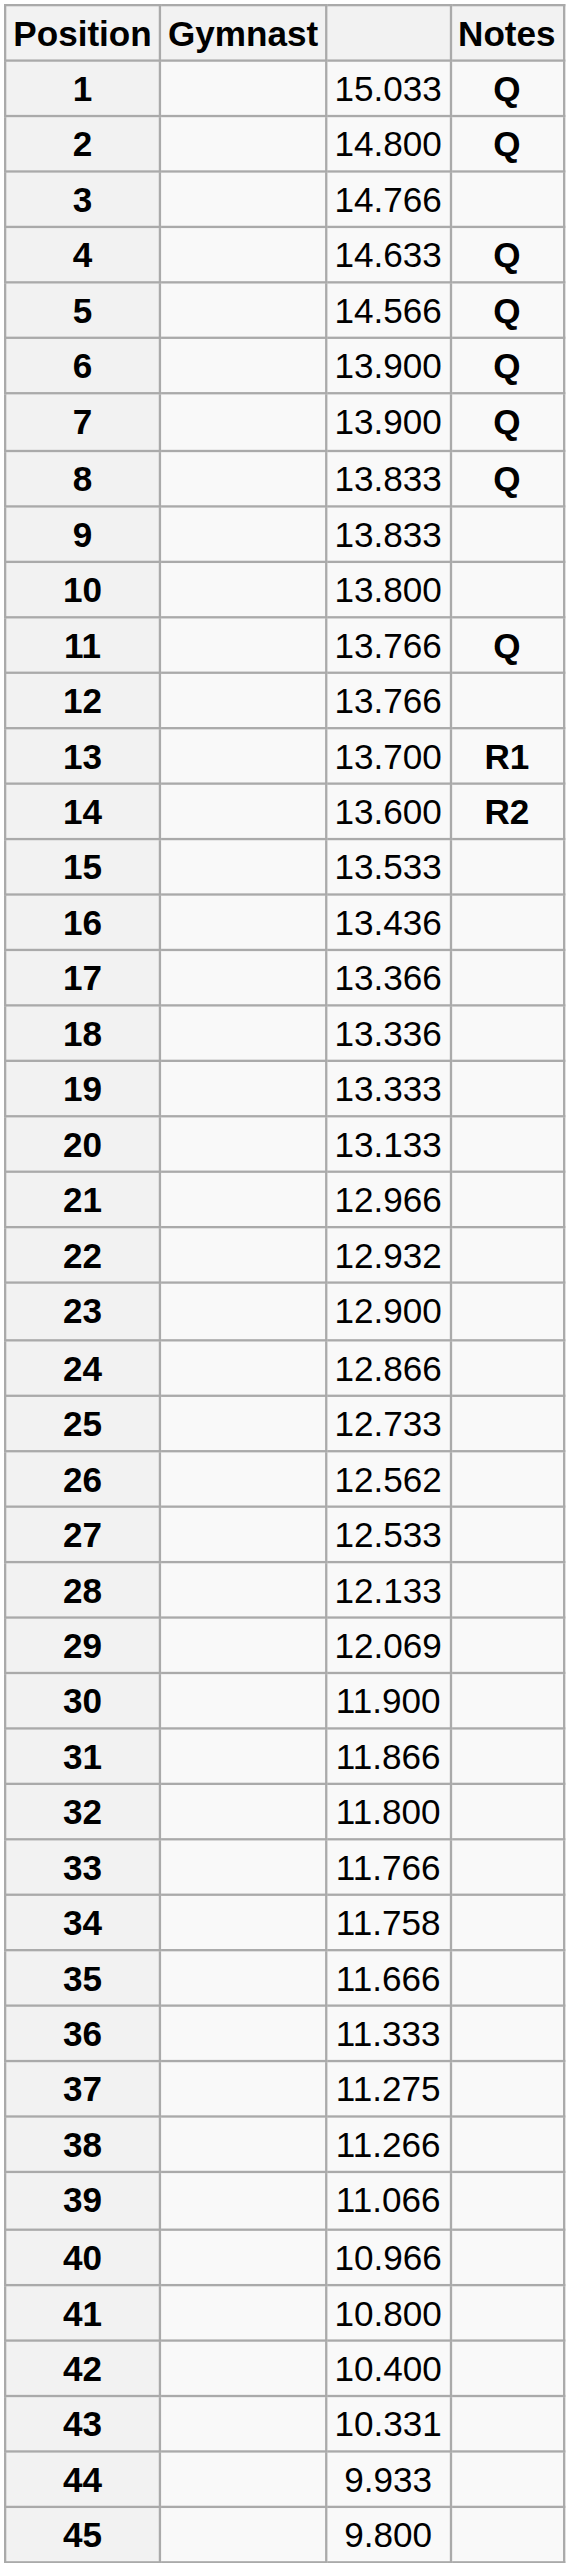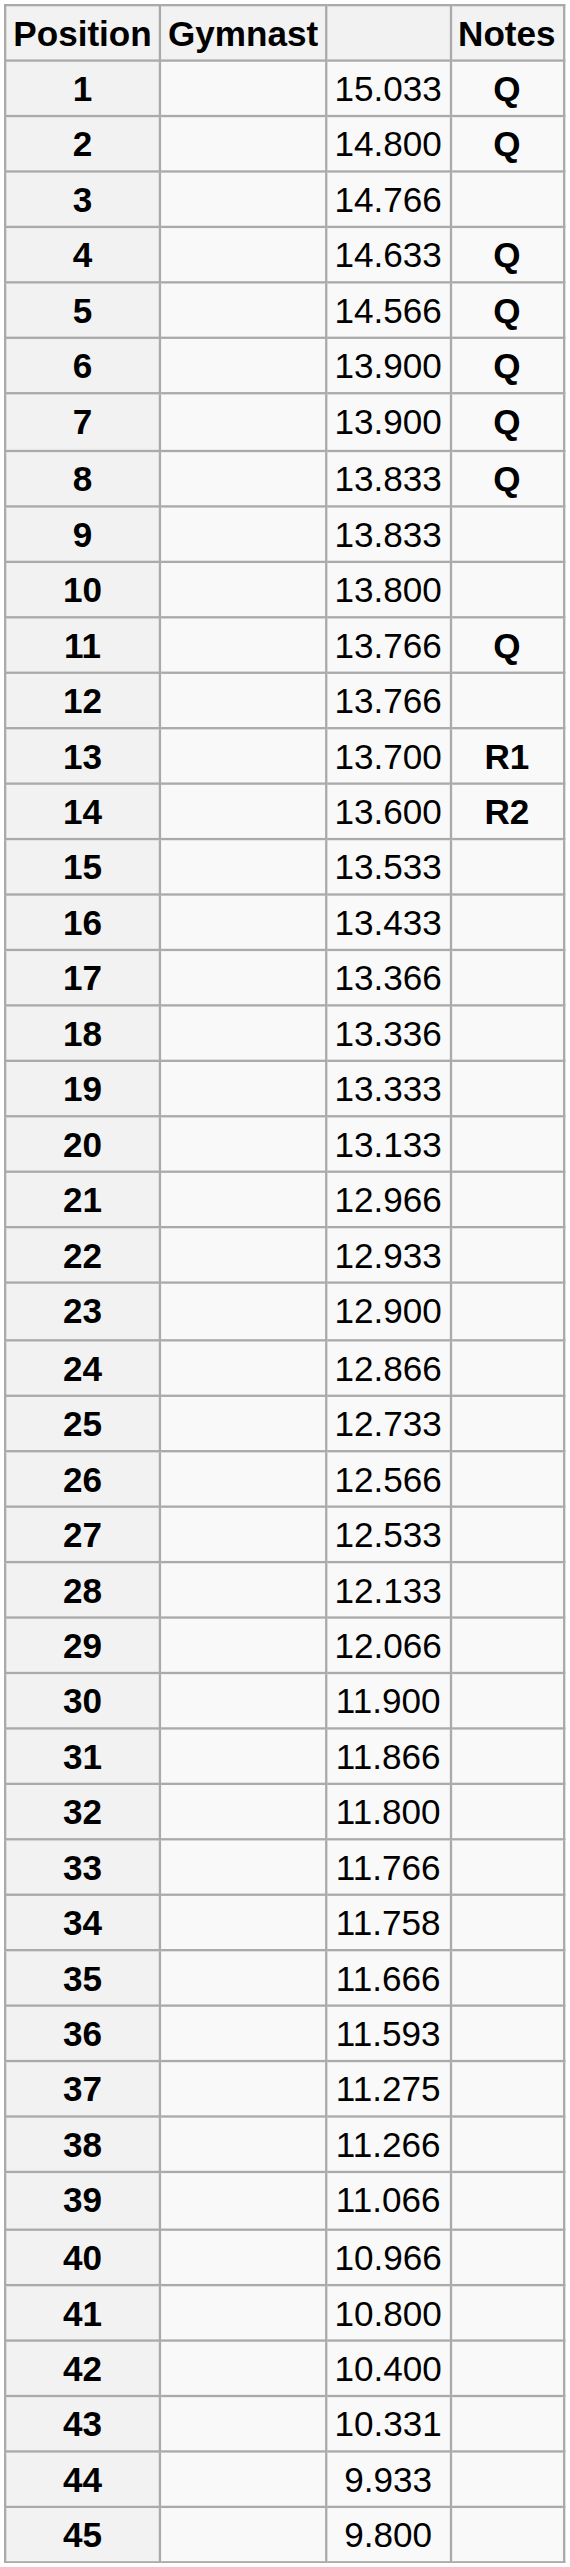(388, 922) 13.436 -> (388, 922) 13.433
(388, 1256) 12.932 -> (388, 1256) 12.933
(388, 1478) 12.562 -> (388, 1478) 12.566
(388, 1645) 12.069 -> (388, 1645) 12.066
(388, 2034) 11.333 -> (388, 2034) 11.593
